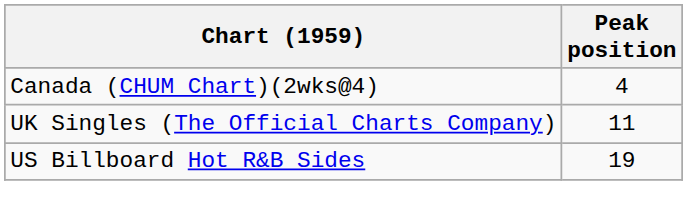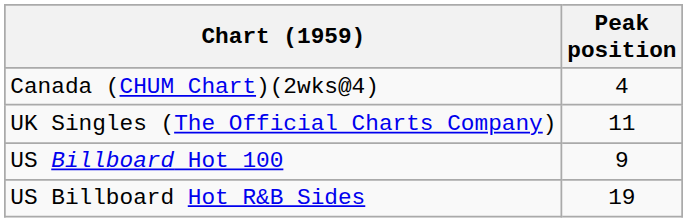+ row: (147, 161)
